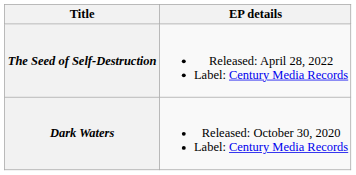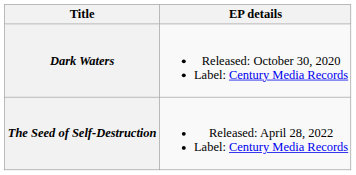rows swapped: (82, 133) <-> (82, 60)
